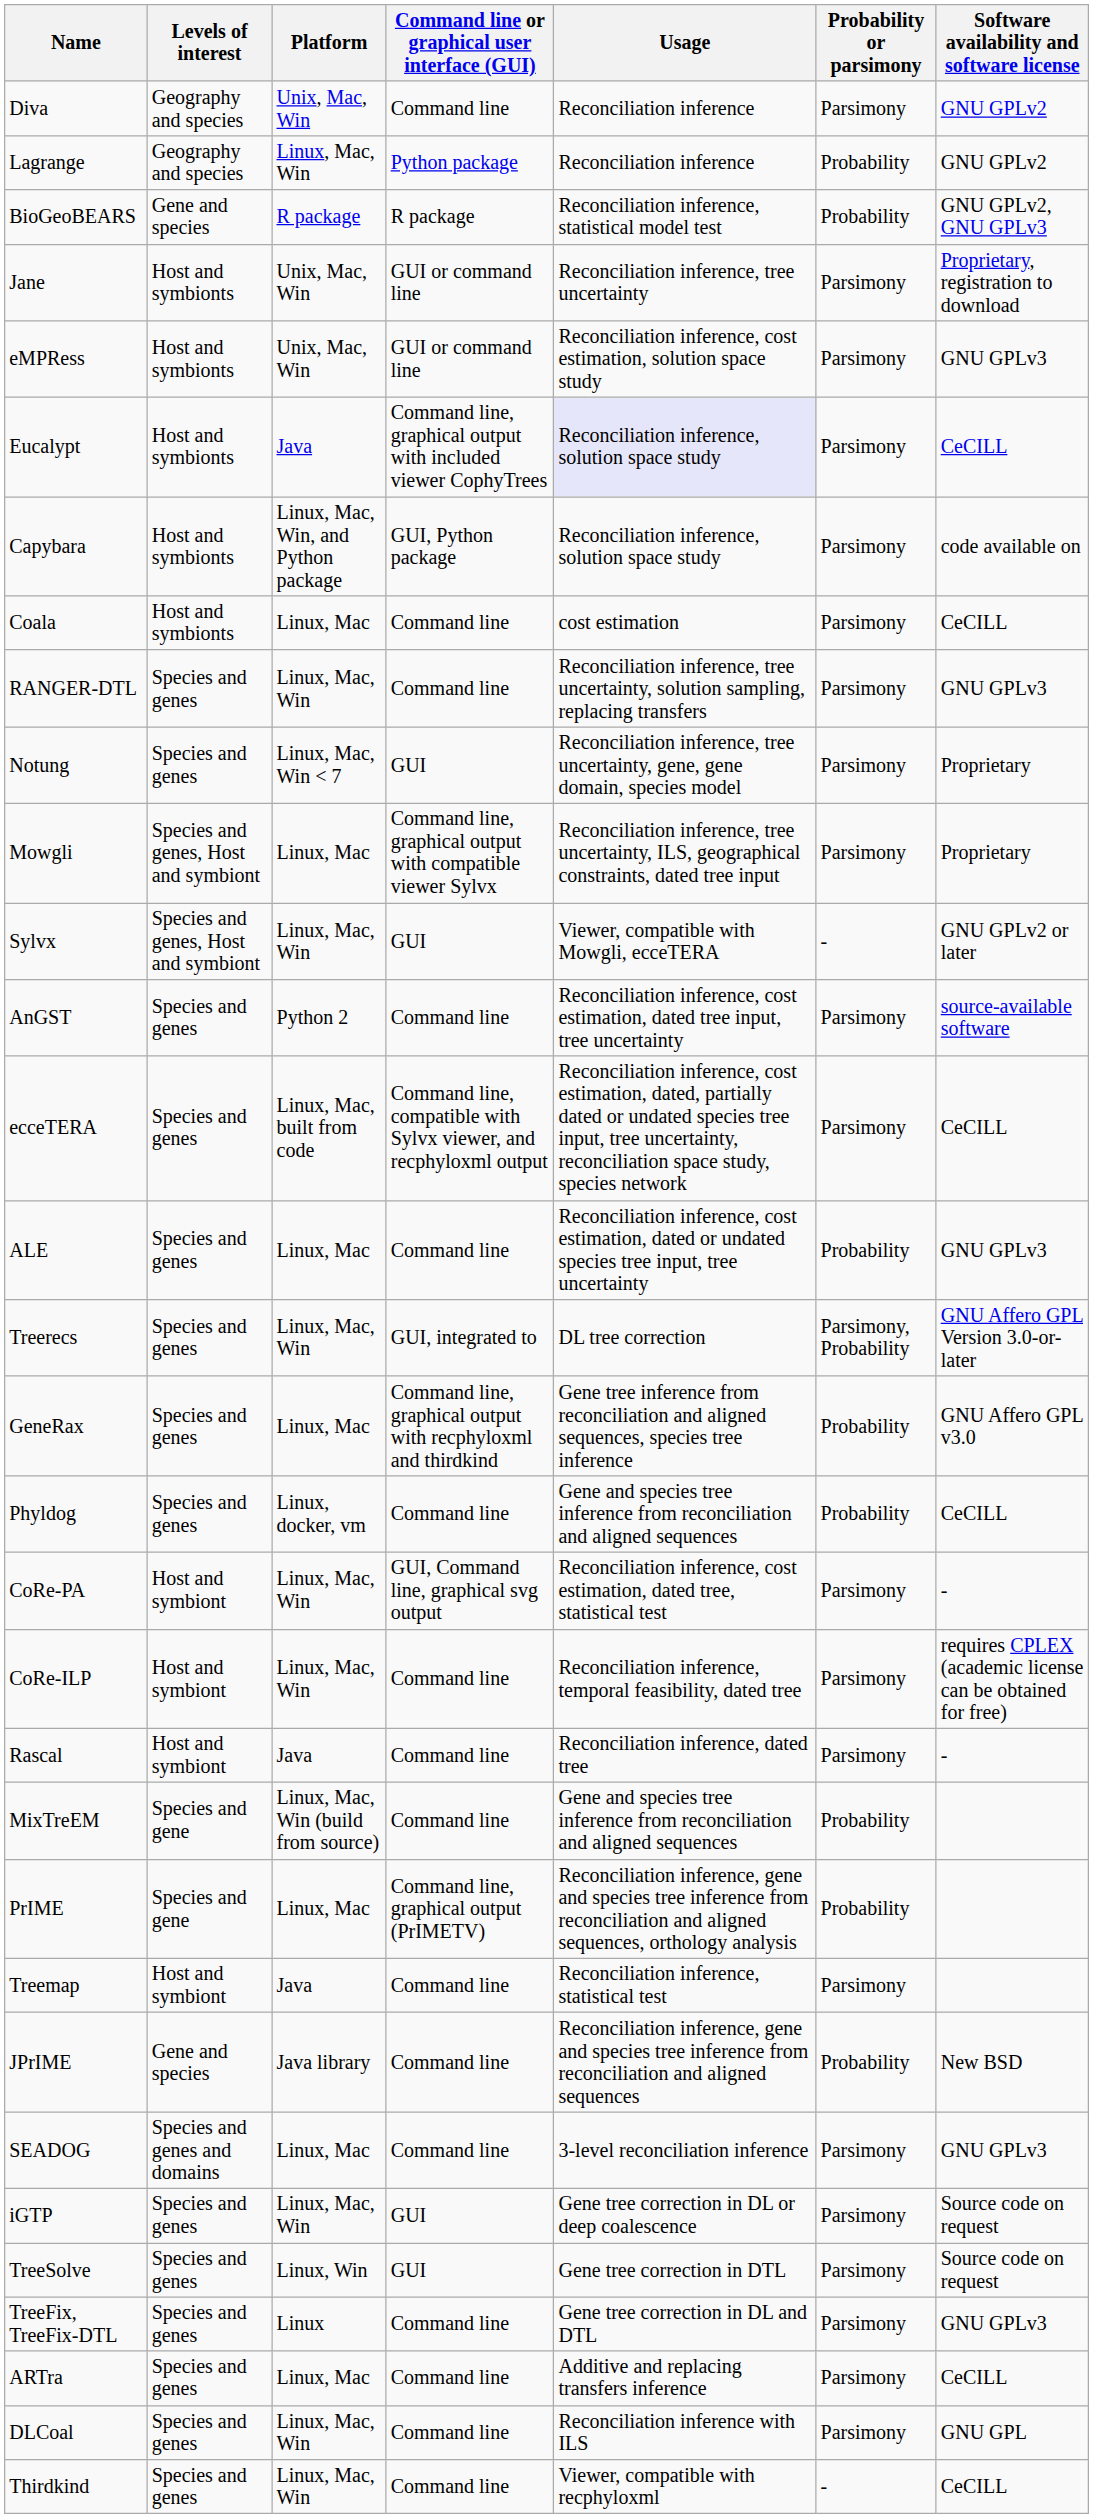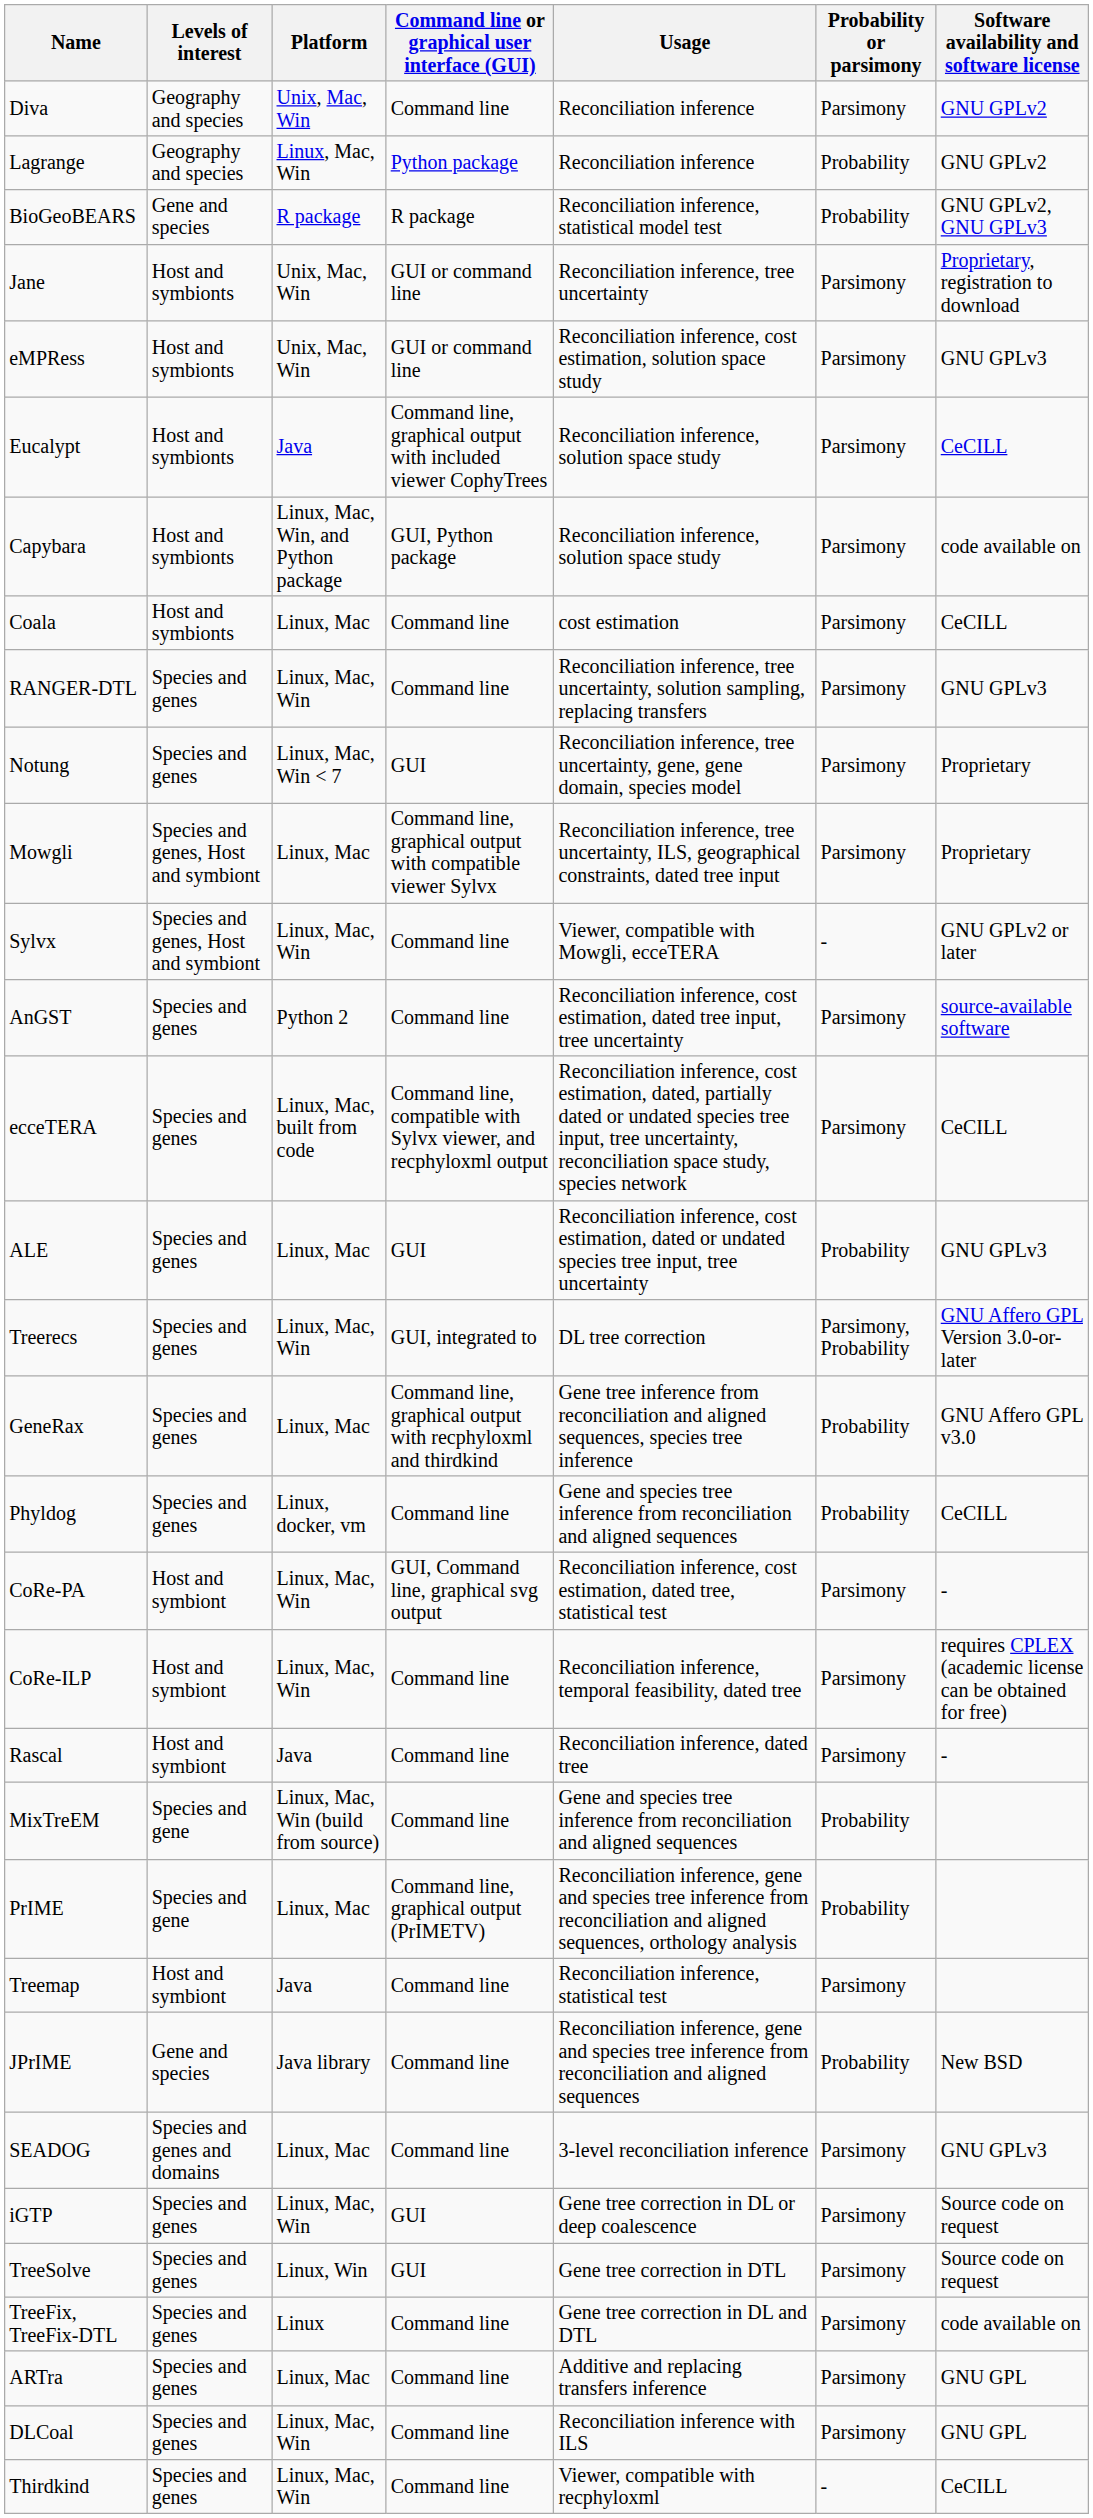(659, 446) lavender background -> (659, 446) no background
(408, 940) GUI -> (450, 940) Command line
(450, 1249) Command line -> (408, 1249) GUI
(994, 2323) GNU GPLv3 -> (1011, 2323) code available on
(974, 2378) CeCILL -> (984, 2378) GNU GPL
